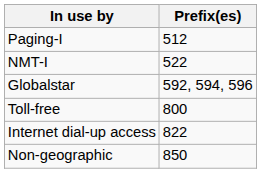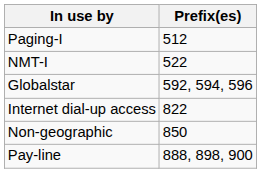- row: (34, 109)
+ row: (34, 156)
